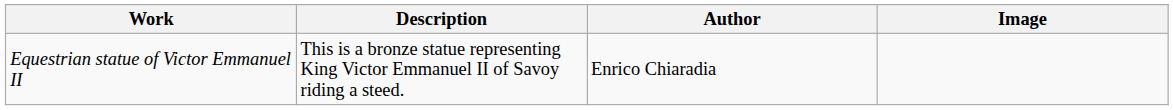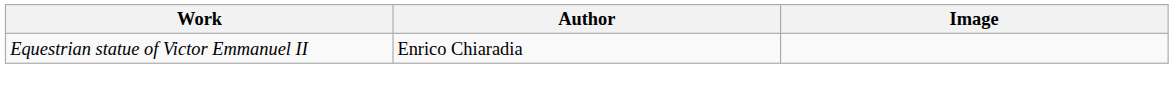- column: (442, 19)
